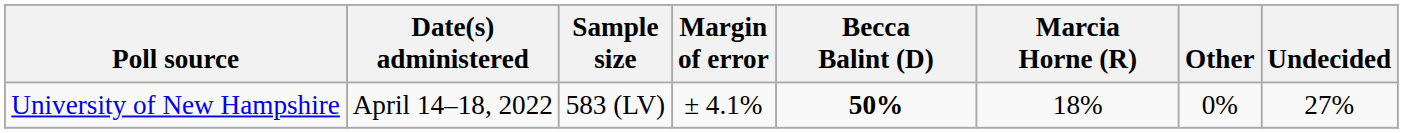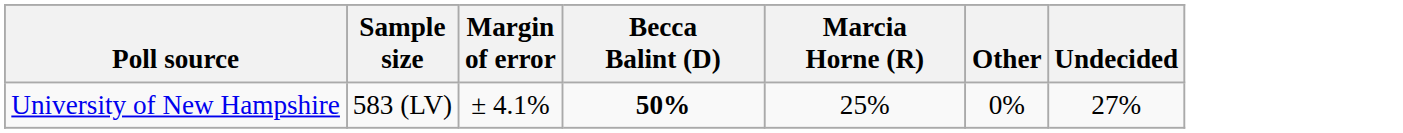- column: (453, 43)
(1078, 104) 18% -> (865, 104) 25%
